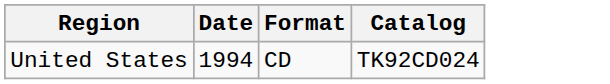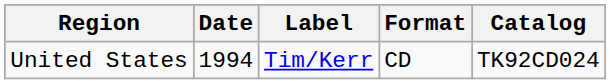+ column: (319, 23)
